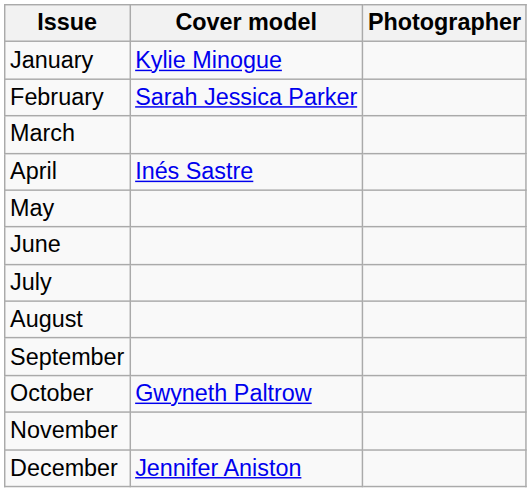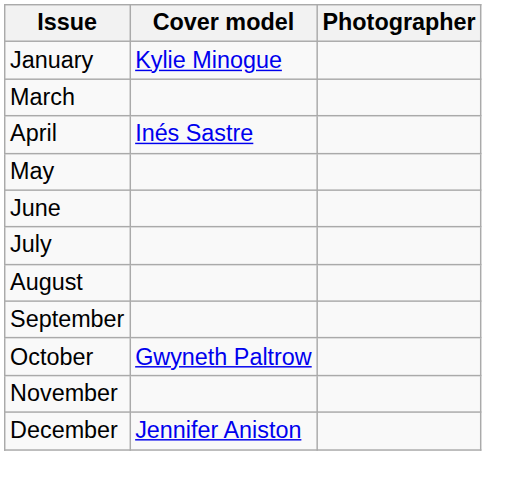- row: (57, 97)
